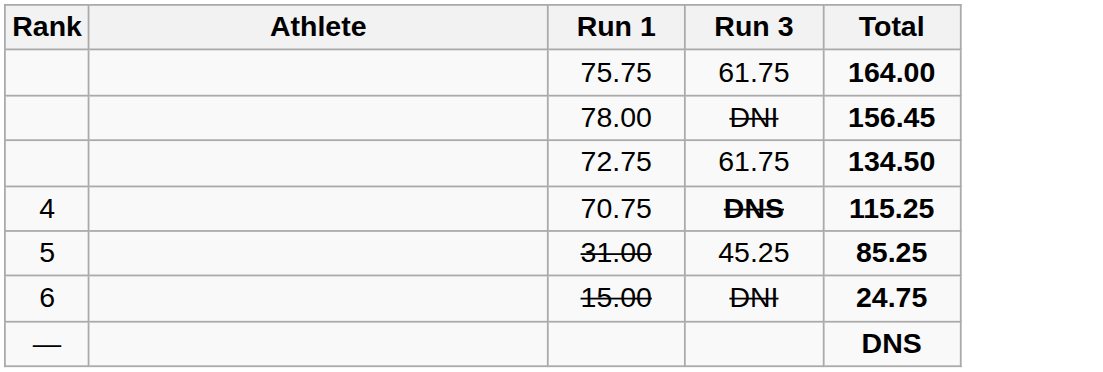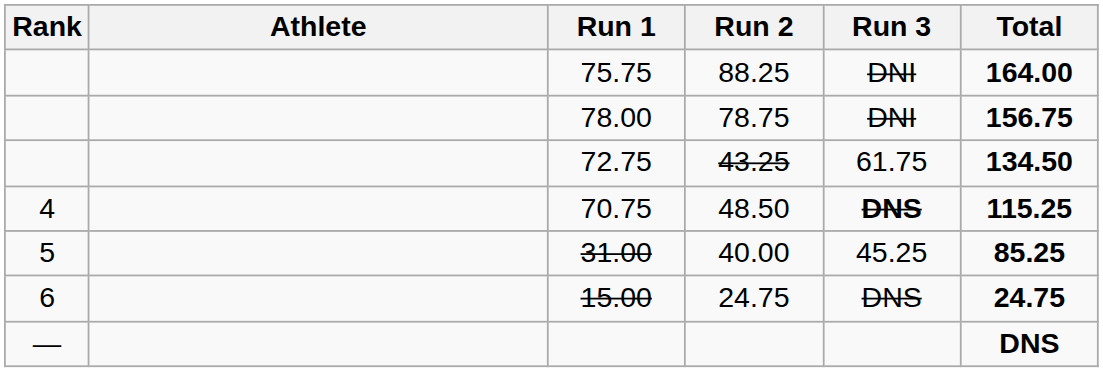+ column: (754, 27)
(754, 72) 61.75 -> (892, 72) DNI
(892, 117) 156.45 -> (1029, 117) 156.75
(754, 298) DNI -> (892, 298) DNS
